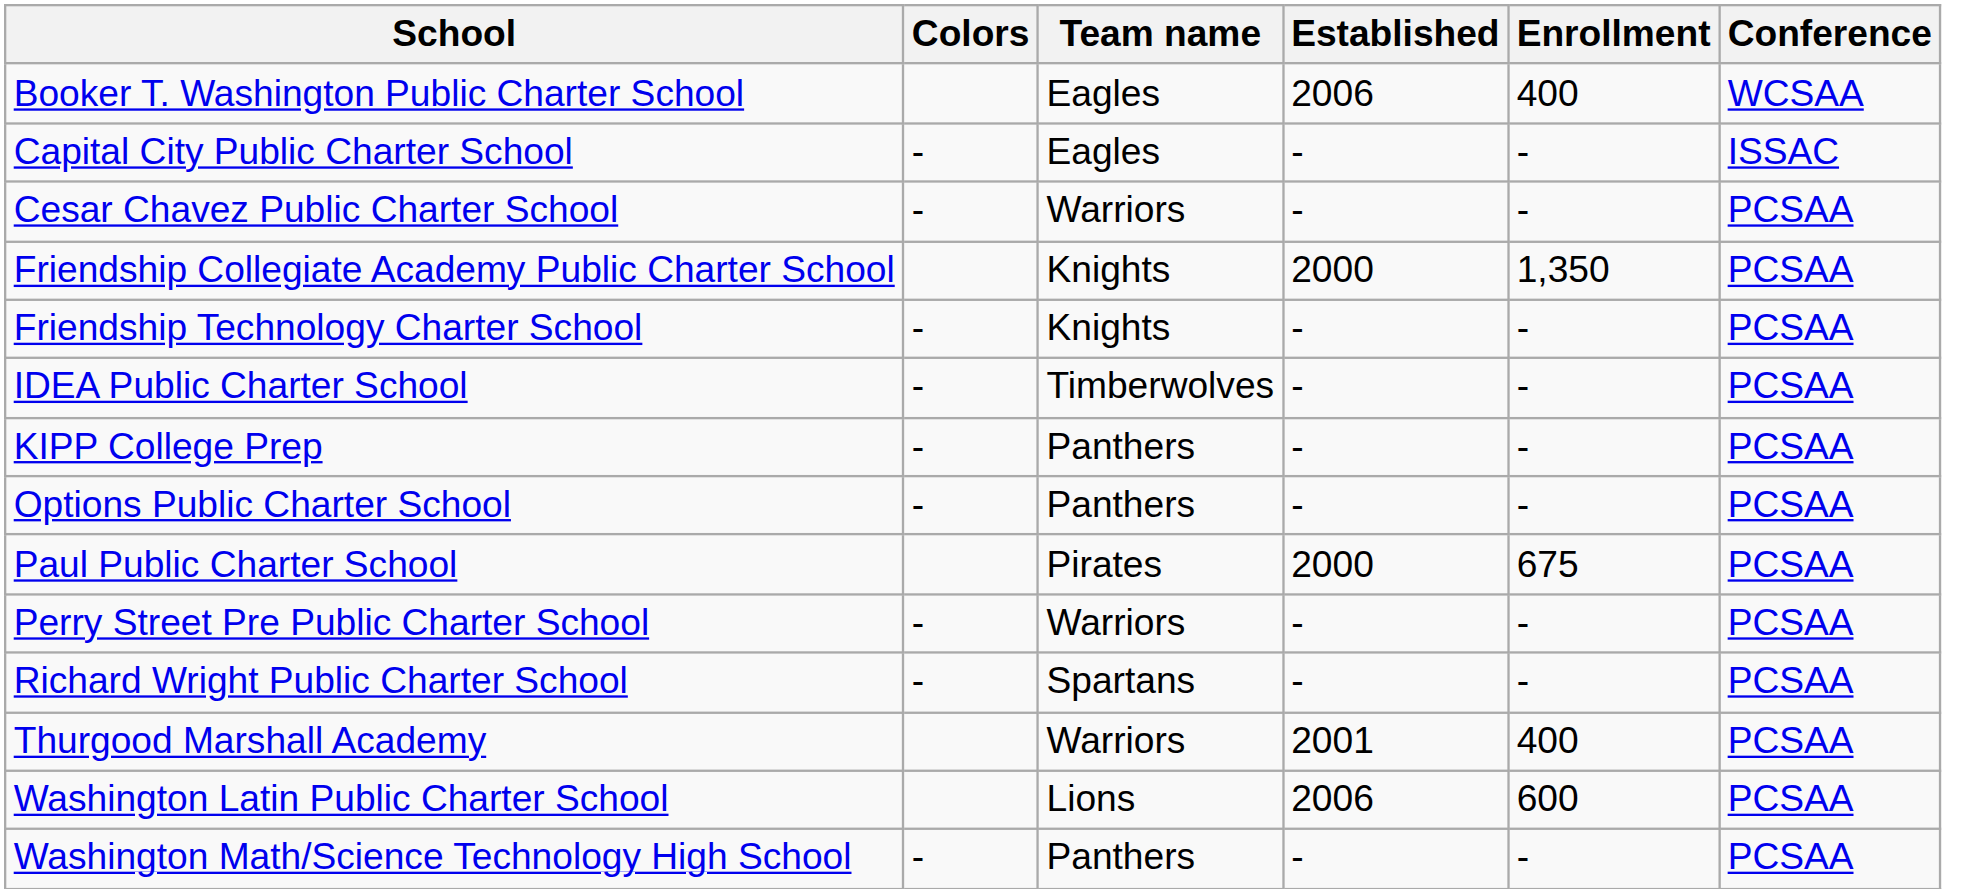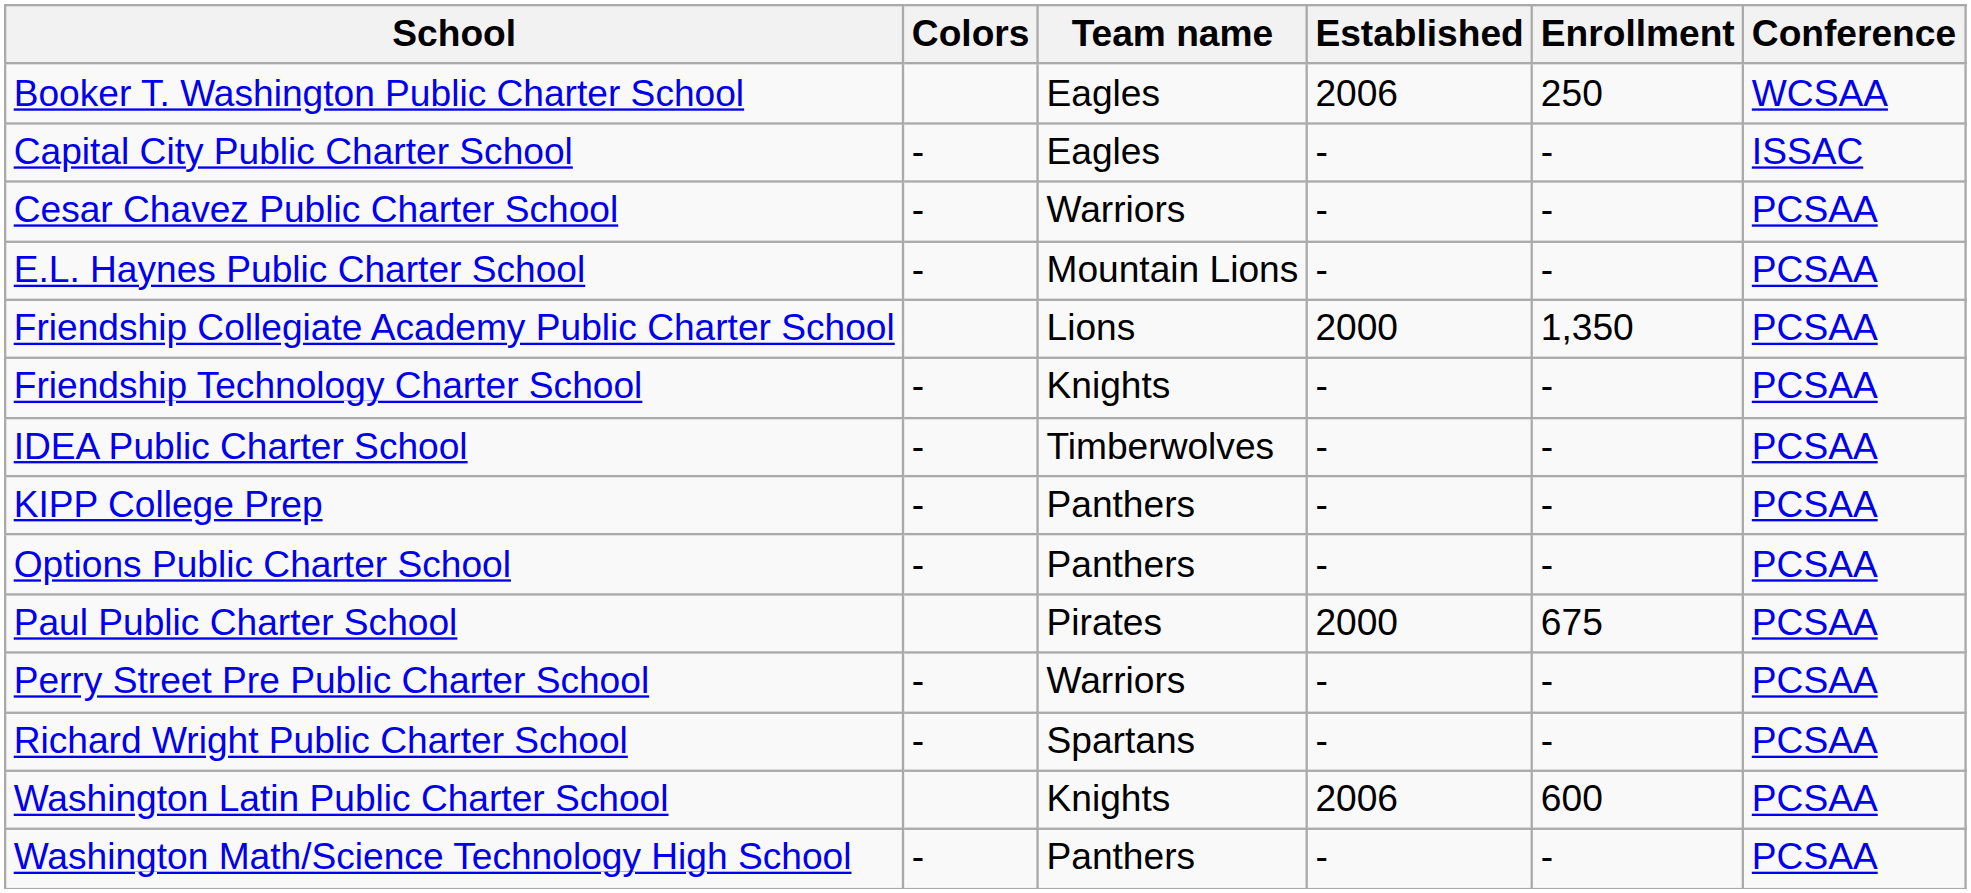(1548, 92) 400 -> (1572, 92) 250
+ row: (299, 269)
(1108, 269) Knights -> (1091, 328) Lions
- row: (250, 740)
(1091, 799) Lions -> (1108, 799) Knights
